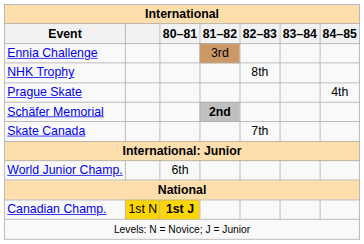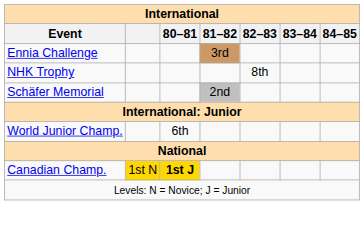- row: (45, 92)
(220, 111) bold -> (220, 92) normal
- row: (46, 131)
